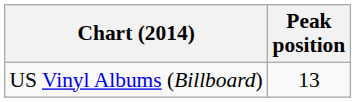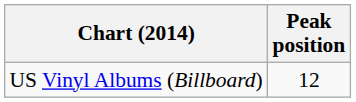(309, 79) 13 -> (309, 79) 12
